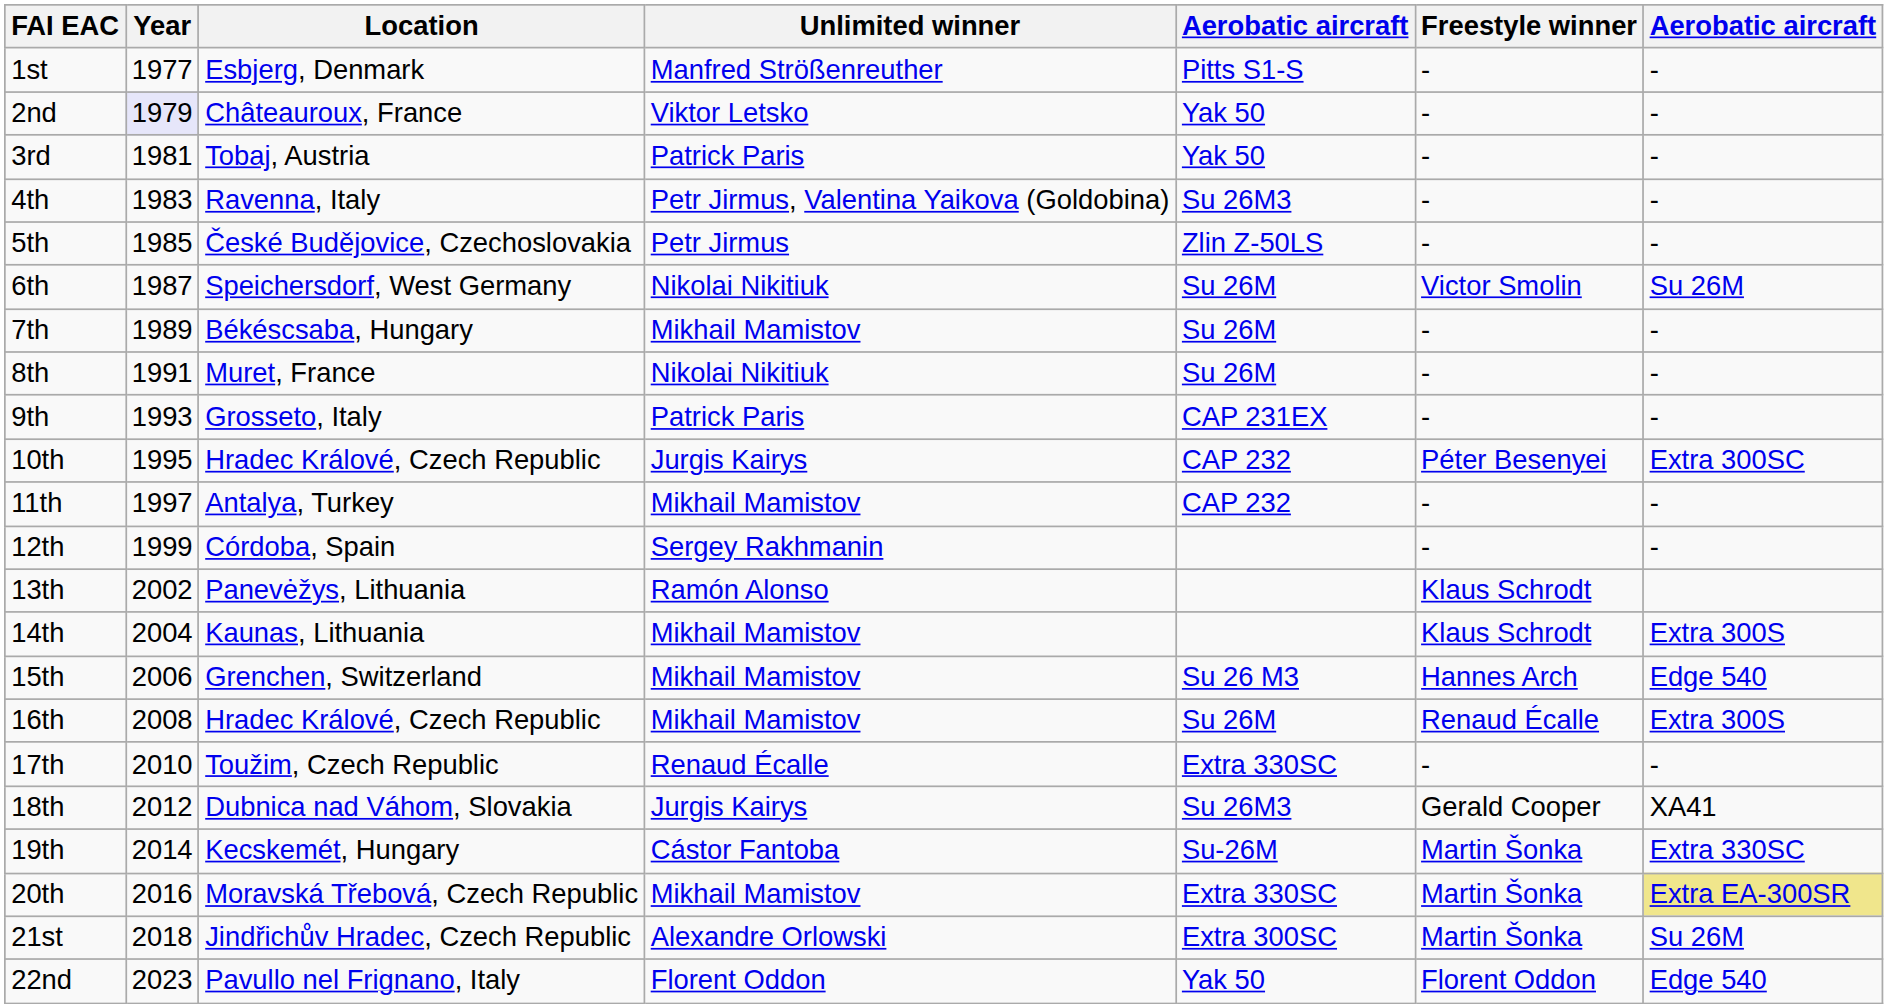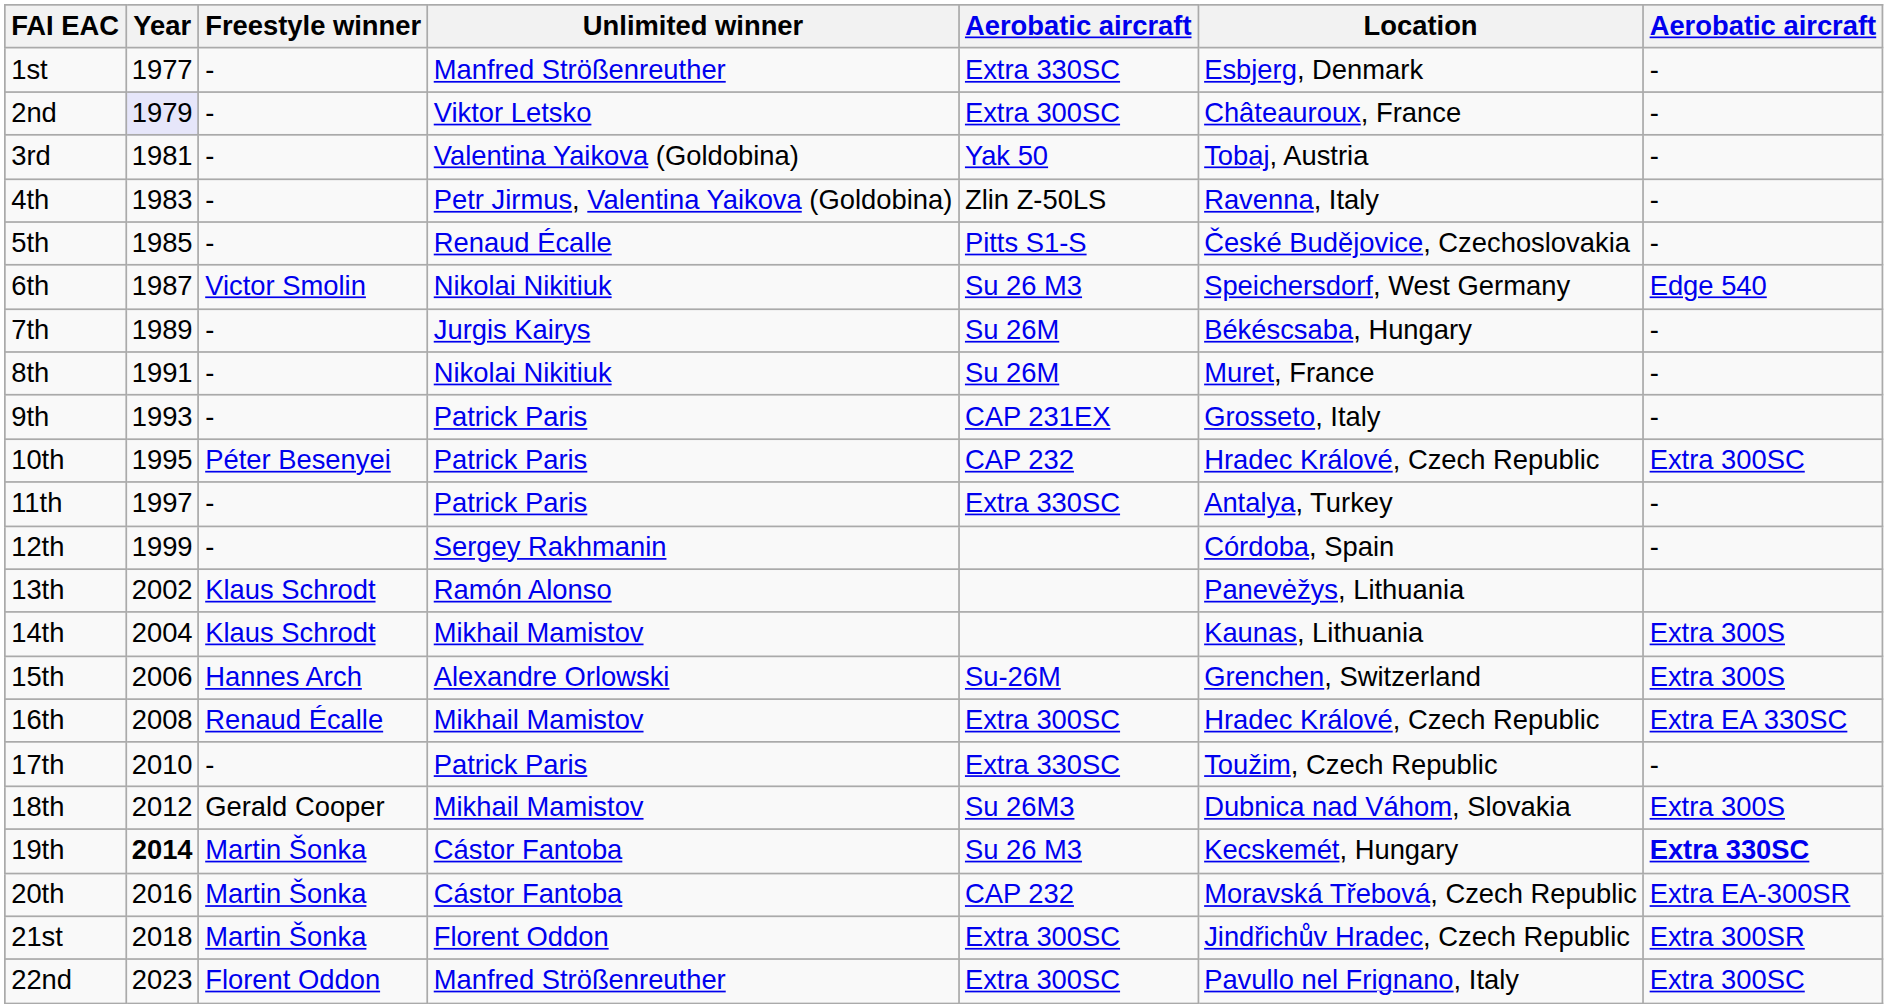columns swapped: (422, 26) <-> (1529, 26)
(1243, 69) Pitts S1-S -> (1043, 69) Extra 330SC
(1223, 112) Yak 50 -> (1043, 112) Extra 300SC
(727, 156) Patrick Paris -> (616, 156) Valentina Yaikova (Goldobina)
(1237, 199) Su 26M3 -> (1036, 199) Zlin Z-50LS
(720, 243) Petr Jirmus -> (523, 243) Renaud Écalle
(1253, 243) Zlin Z-50LS -> (1026, 243) Pitts S1-S
(1229, 286) Su 26M -> (1023, 286) Su 26 M3
(1697, 286) Su 26M -> (1708, 286) Edge 540
(756, 329) Mikhail Mamistov -> (512, 329) Jurgis Kairys
(729, 460) Jurgis Kairys -> (511, 460) Patrick Paris
(756, 503) Mikhail Mamistov -> (511, 503) Patrick Paris
(1236, 503) CAP 232 -> (1043, 503) Extra 330SC
(756, 677) Mikhail Mamistov -> (552, 677) Alexandre Orlowski
(1240, 677) Su 26 M3 -> (1013, 677) Su-26M
(1708, 677) Edge 540 -> (1717, 677) Extra 300S
(1229, 720) Su 26M -> (1043, 720) Extra 300SC
(1717, 720) Extra 300S -> (1748, 720) Extra EA 330SC
(740, 763) Renaud Écalle -> (511, 763) Patrick Paris
(729, 807) Jurgis Kairys -> (539, 807) Mikhail Mamistov
(1683, 807) XA41 -> (1717, 807) Extra 300S
(162, 850) normal -> (162, 850) bold
(1230, 850) Su-26M -> (1023, 850) Su 26 M3
(1727, 850) normal -> (1729, 850) bold
(756, 894) Mikhail Mamistov -> (528, 894) Cástor Fantoba
(1259, 894) Extra 330SC -> (1019, 894) CAP 232
(1750, 894) khaki background -> (1750, 894) no background
(769, 937) Alexandre Orlowski -> (521, 937) Florent Oddon
(1697, 937) Su 26M -> (1727, 937) Extra 300SR
(738, 980) Florent Oddon -> (580, 980) Manfred Strößenreuther
(1223, 980) Yak 50 -> (1043, 980) Extra 300SC
(1708, 980) Edge 540 -> (1727, 980) Extra 300SC
